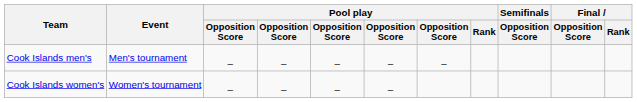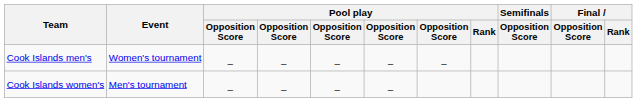(148, 58) Men's tournament -> (155, 58) Women's tournament
(155, 85) Women's tournament -> (148, 85) Men's tournament
